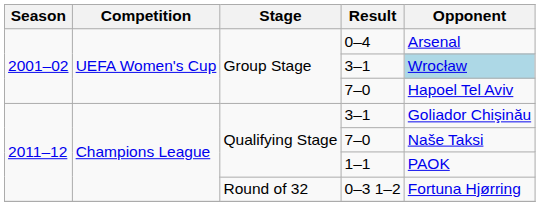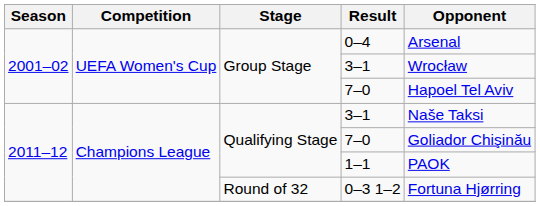(437, 66) lightblue background -> (437, 66) no background
(469, 115) Goliador Chişinău -> (446, 115) Naše Taksi
(446, 139) Naše Taksi -> (469, 139) Goliador Chişinău
